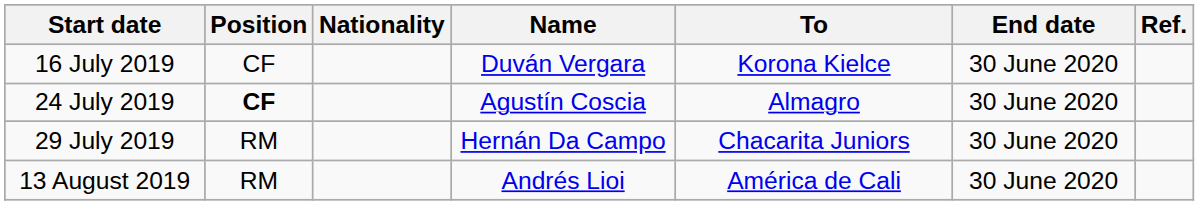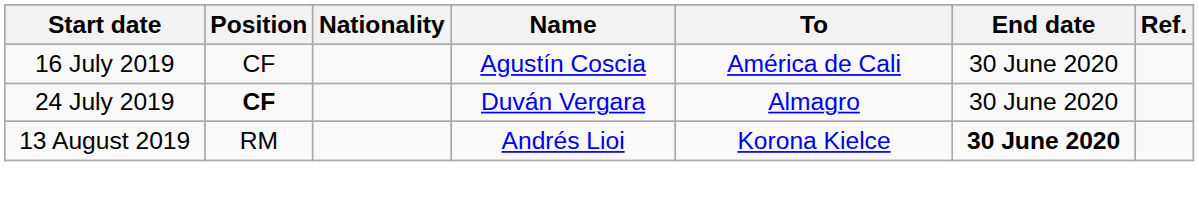(563, 64) Duván Vergara -> (563, 64) Agustín Coscia
(814, 64) Korona Kielce -> (814, 64) América de Cali
(563, 103) Agustín Coscia -> (563, 103) Duván Vergara
- row: (105, 141)
(814, 180) América de Cali -> (814, 141) Korona Kielce
(1044, 180) normal -> (1044, 141) bold
